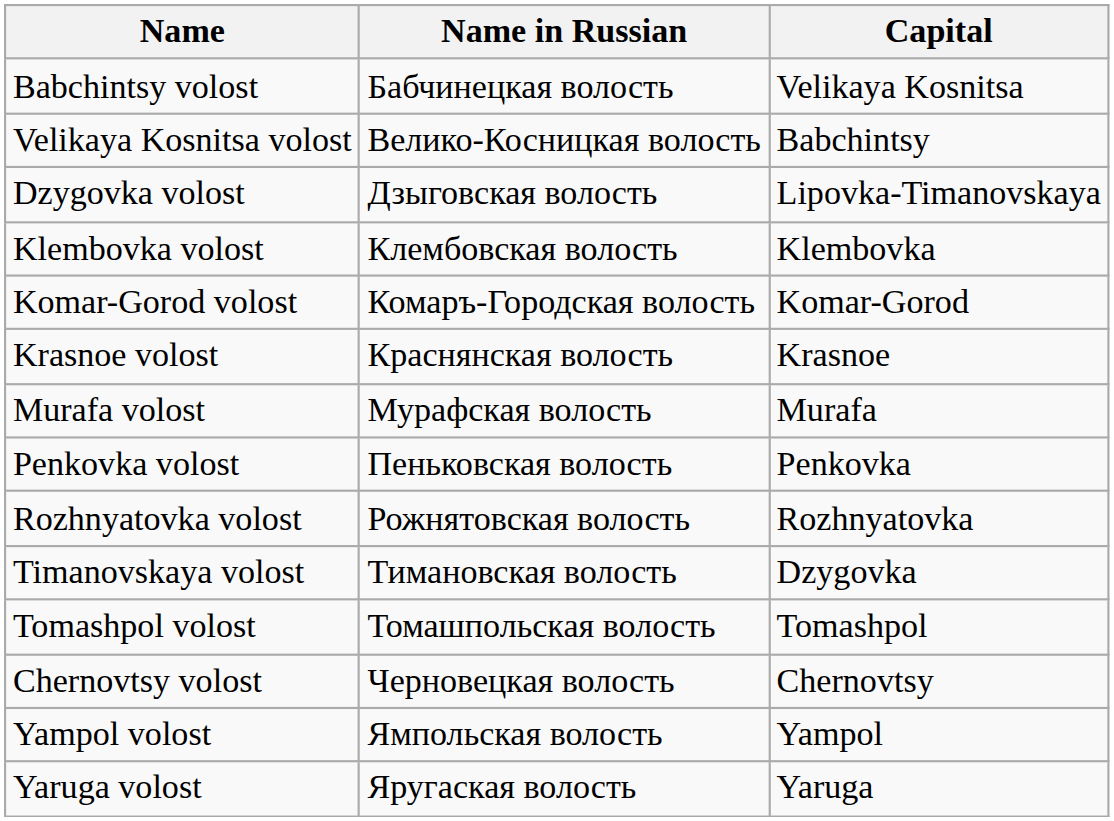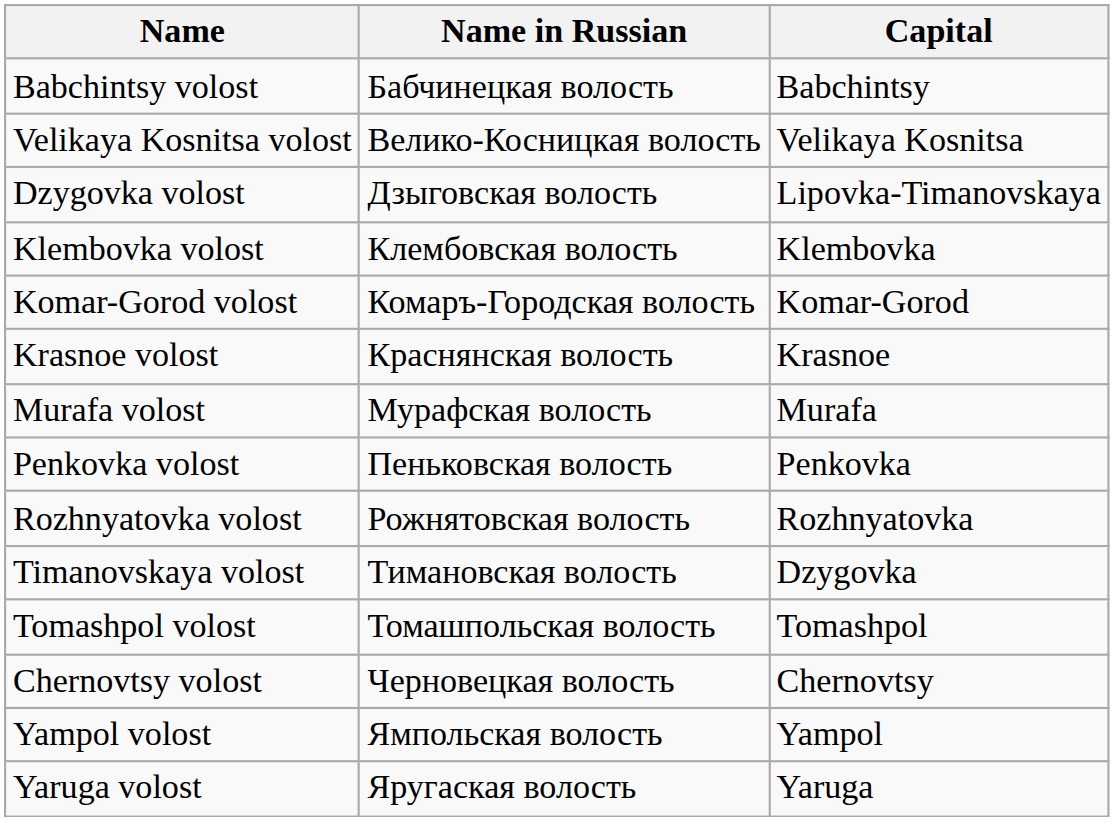(900, 85) Velikaya Kosnitsa -> (853, 85) Babchintsy
(853, 139) Babchintsy -> (900, 139) Velikaya Kosnitsa
